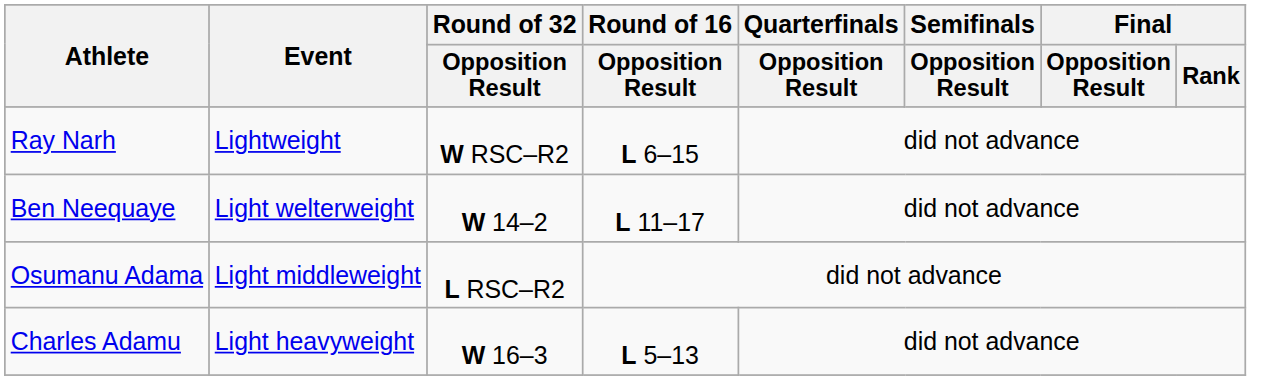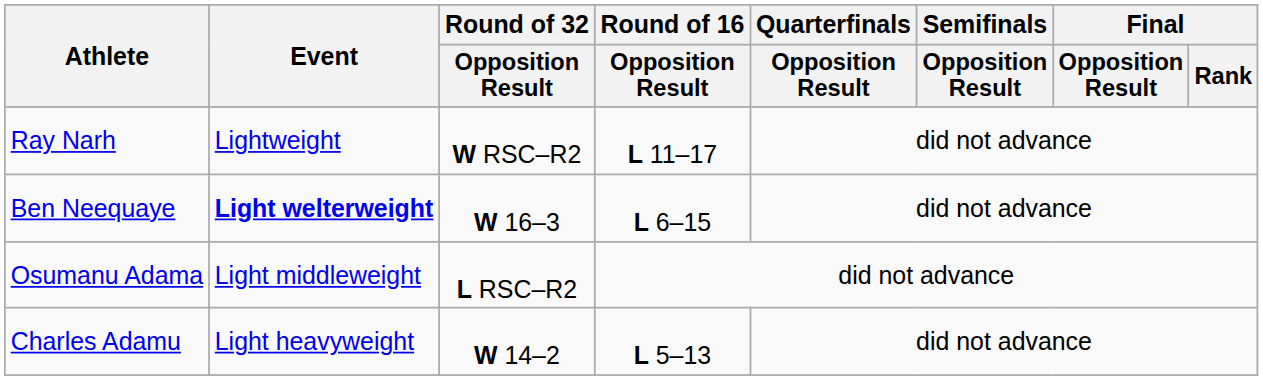(660, 155) L 6–15 -> (672, 155) L 11–17
(314, 208) normal -> (324, 208) bold
(505, 222) W 14–2 -> (517, 222) W 16–3
(660, 222) L 11–17 -> (672, 222) L 6–15
(505, 356) W 16–3 -> (517, 356) W 14–2
